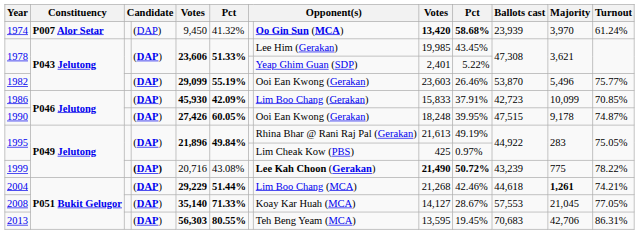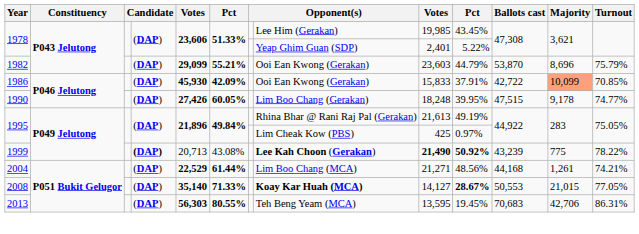- row: (18, 30)
(229, 82) 55.19% -> (229, 65) 55.21%
(471, 82) 26.46% -> (471, 65) 44.79%
(562, 82) 5,496 -> (562, 65) 8,696
(611, 82) 75.77% -> (611, 65) 75.79%
(312, 99) Lim Boo Chang (Gerakan) -> (312, 82) Ooi Ean Kwong (Gerakan)
(509, 99) 42,723 -> (509, 82) 42,722
(564, 99) no background -> (564, 82) lightsalmon background
(312, 116) Ooi Ean Kwong (Gerakan) -> (312, 99) Lim Boo Chang (Gerakan)
(611, 116) 74.87% -> (611, 99) 74.77%
(193, 168) 20,716 -> (193, 151) 20,713
(472, 168) 50.72% -> (472, 151) 50.92%
(193, 186) 29,229 -> (193, 168) 22,529
(229, 186) 51.44% -> (229, 168) 61.44%
(436, 186) 21,268 -> (436, 168) 21,271
(471, 186) 42.46% -> (471, 168) 48.56%
(509, 186) 44,618 -> (509, 168) 44,168
(562, 186) bold -> (562, 168) normal
(306, 203) normal -> (309, 186) bold
(471, 203) normal -> (472, 186) bold
(509, 203) 57,553 -> (509, 186) 50,553
(564, 203) 21,045 -> (564, 186) 21,015
